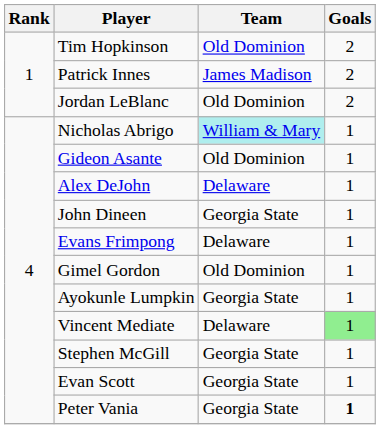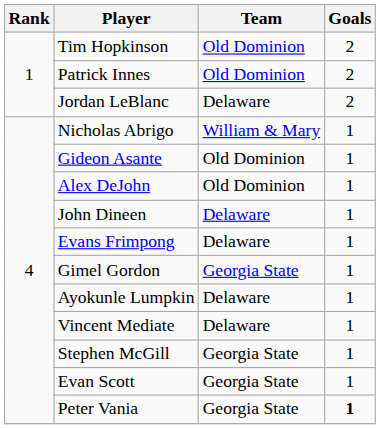(257, 74) James Madison -> (254, 74) Old Dominion
(254, 102) Old Dominion -> (236, 102) Delaware
(261, 130) paleturquoise background -> (261, 130) no background
(236, 185) Delaware -> (254, 185) Old Dominion
(251, 213) Georgia State -> (236, 213) Delaware
(254, 269) Old Dominion -> (251, 269) Georgia State
(251, 297) Georgia State -> (236, 297) Delaware
(350, 325) lightgreen background -> (350, 325) no background
